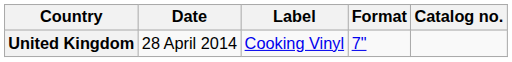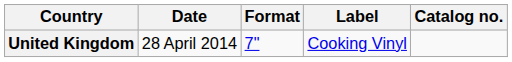columns swapped: (379, 17) <-> (294, 17)
